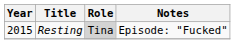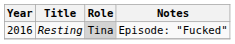(20, 30) 2015 -> (20, 30) 2016
